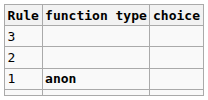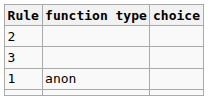rows swapped: (12, 57) <-> (12, 36)
(61, 79) bold -> (61, 79) normal
